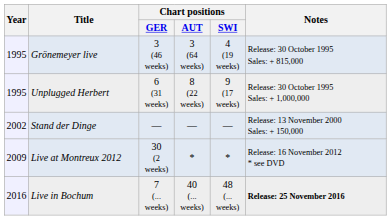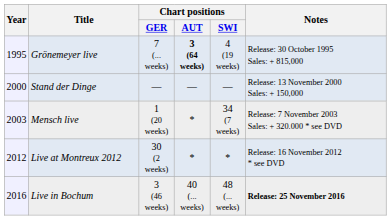(156, 54) 3 (46 weeks) -> (156, 54) 7 (... weeks)
(192, 54) normal -> (192, 54) bold
- row: (70, 93)
(17, 125) 2002 -> (17, 87) 2000
+ row: (55, 119)
(17, 157) 2009 -> (17, 157) 2012
(156, 196) 7 (... weeks) -> (156, 196) 3 (46 weeks)
